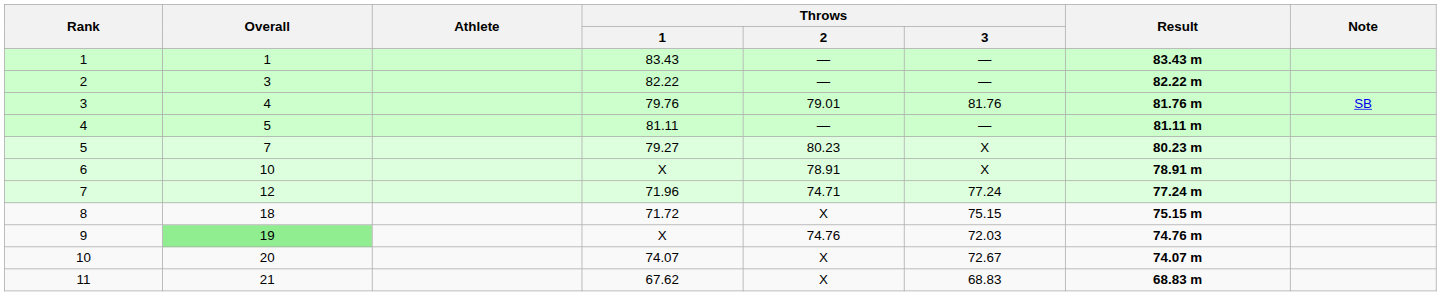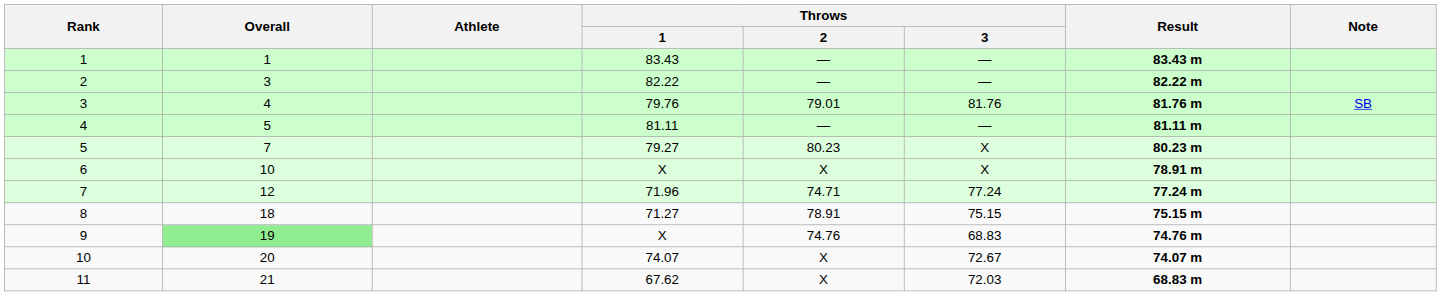(823, 169) 78.91 -> (823, 169) X
(662, 213) 71.72 -> (662, 213) 71.27
(823, 213) X -> (823, 213) 78.91
(985, 235) 72.03 -> (985, 235) 68.83
(985, 279) 68.83 -> (985, 279) 72.03
